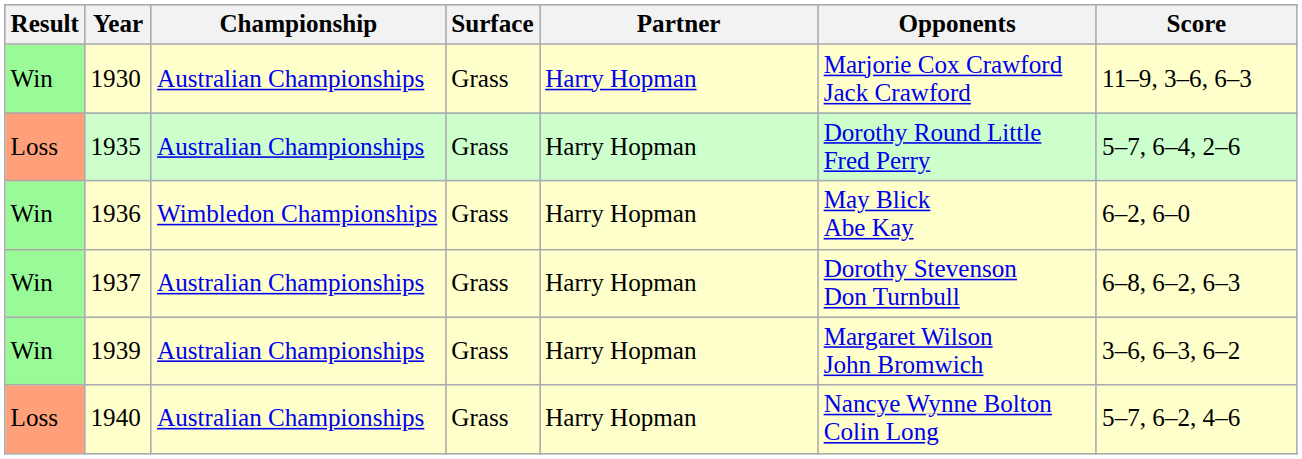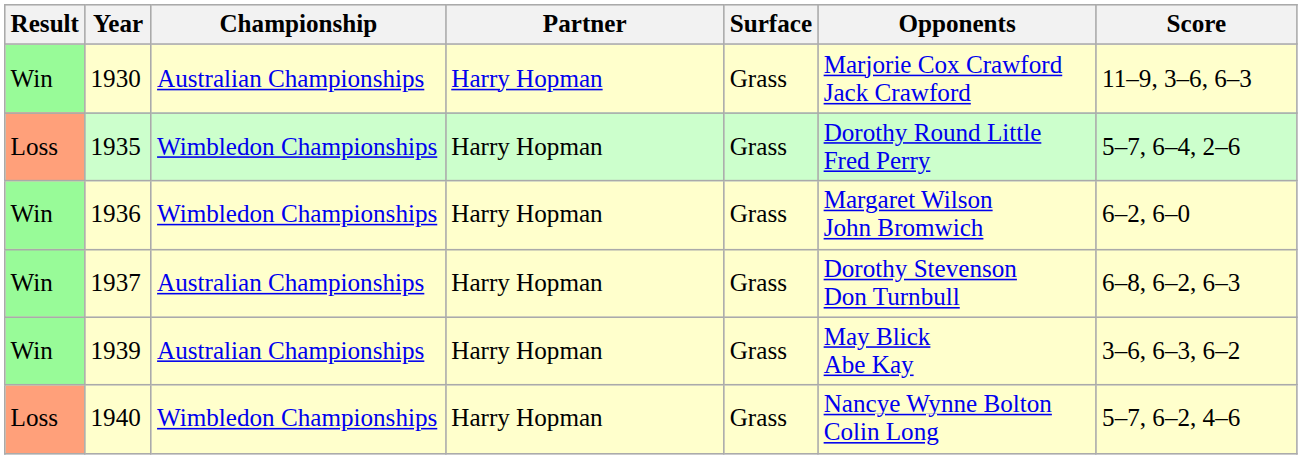columns swapped: (492, 24) <-> (679, 24)
(291, 146) Australian Championships -> (297, 146) Wimbledon Championships
(877, 214) May Blick Abe Kay -> (908, 214) Margaret Wilson John Bromwich
(908, 350) Margaret Wilson John Bromwich -> (877, 350) May Blick Abe Kay
(291, 418) Australian Championships -> (297, 418) Wimbledon Championships
